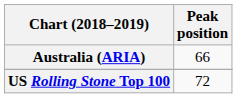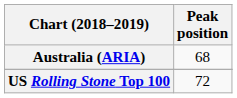(203, 57) 66 -> (203, 57) 68
